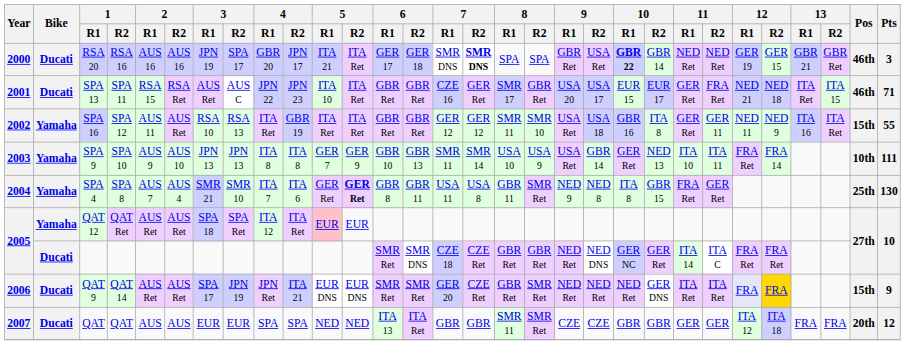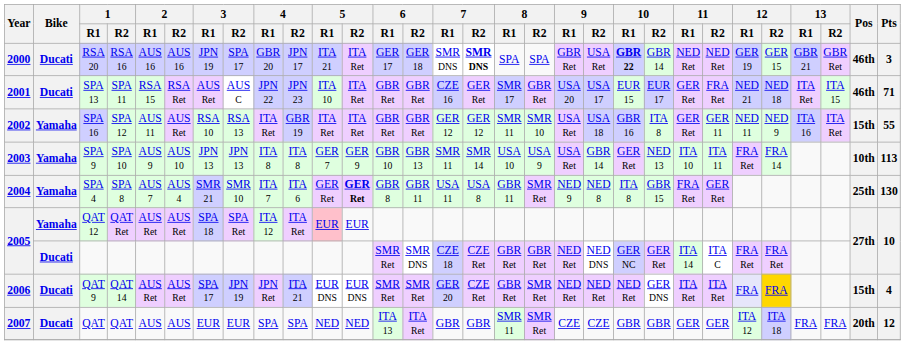(889, 158) 111 -> (889, 158) 113
(889, 290) 9 -> (889, 290) 4
